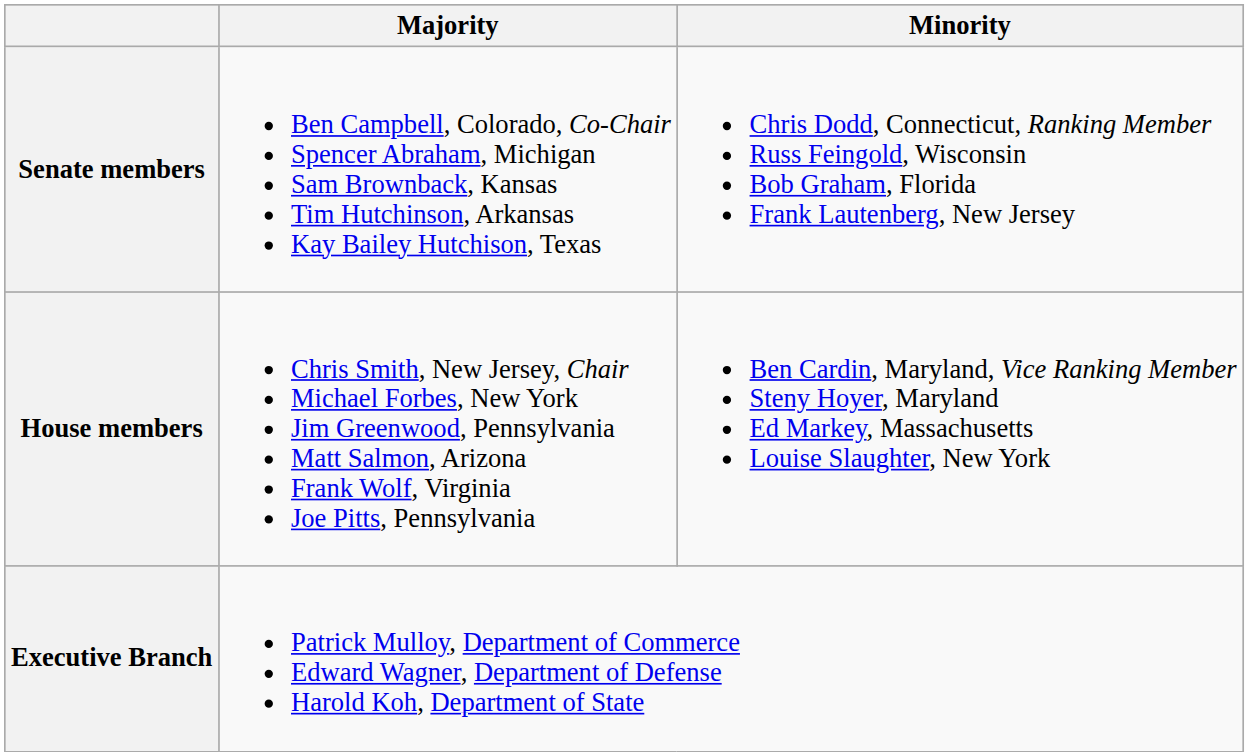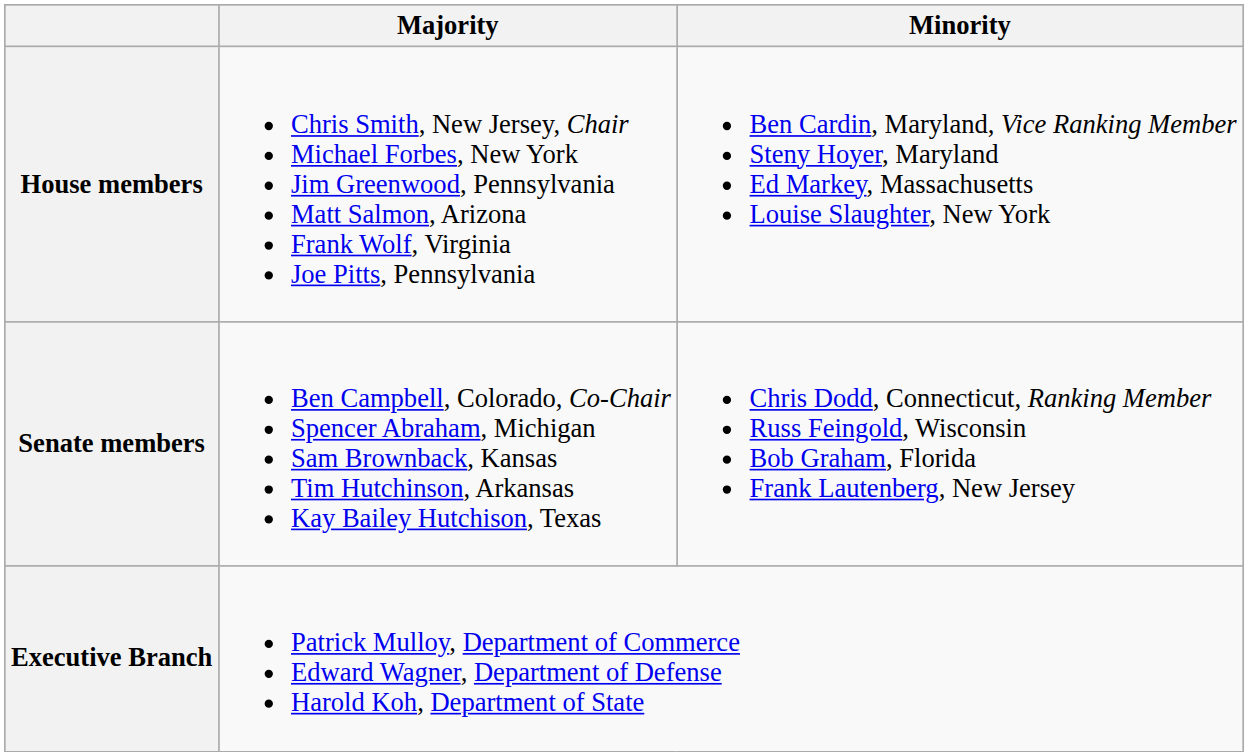rows swapped: (112, 168) <-> (112, 428)
